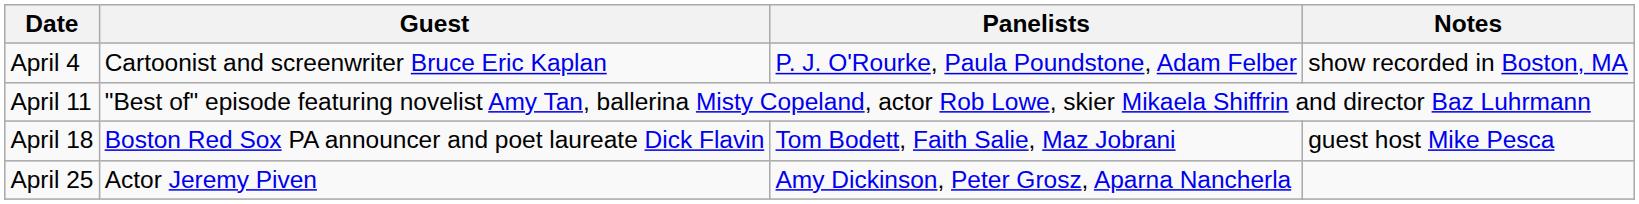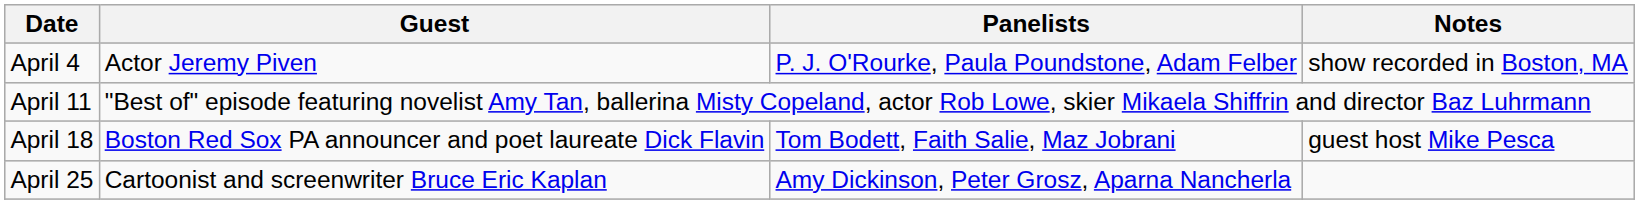(356, 62) Cartoonist and screenwriter Bruce Eric Kaplan -> (211, 62) Actor Jeremy Piven
(211, 179) Actor Jeremy Piven -> (356, 179) Cartoonist and screenwriter Bruce Eric Kaplan
